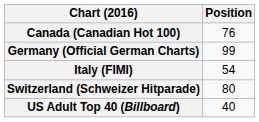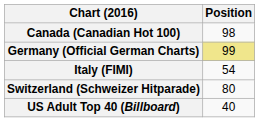(229, 32) 76 -> (229, 32) 98
(229, 51) no background -> (229, 51) khaki background
